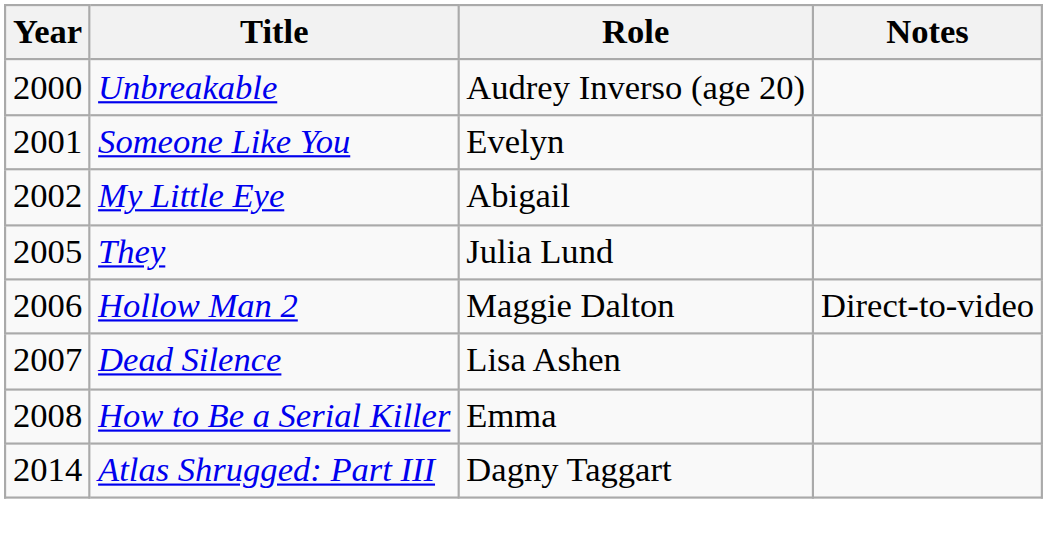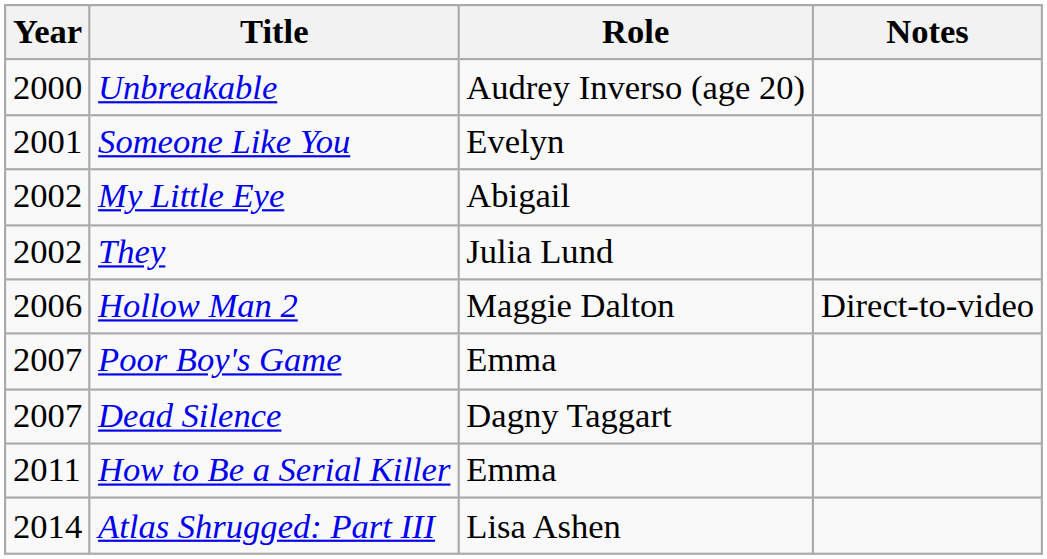(48, 251) 2005 -> (48, 251) 2002
+ row: (220, 360)
(544, 360) Lisa Ashen -> (569, 415) Dagny Taggart
(48, 415) 2008 -> (47, 470) 2011
(569, 470) Dagny Taggart -> (544, 525) Lisa Ashen
